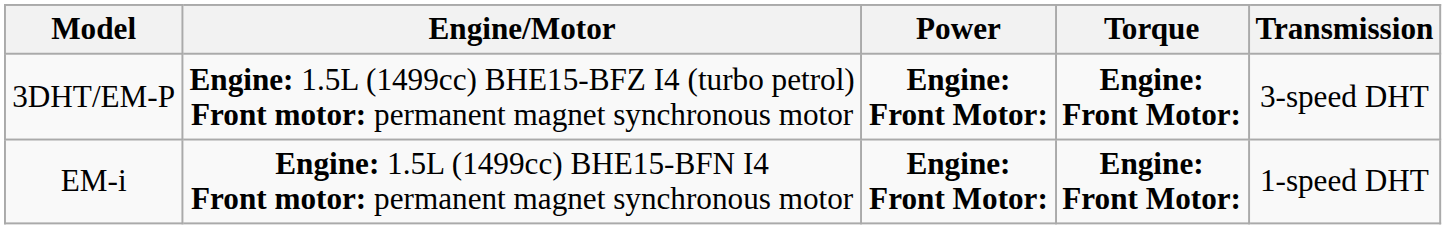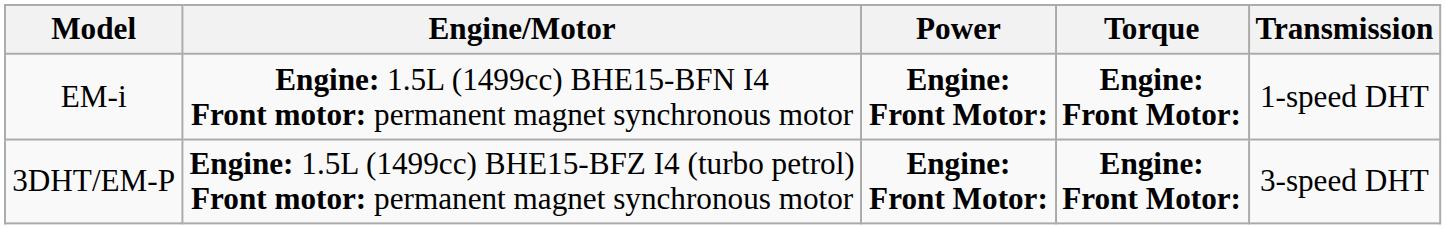rows swapped: (94, 96) <-> (94, 180)
